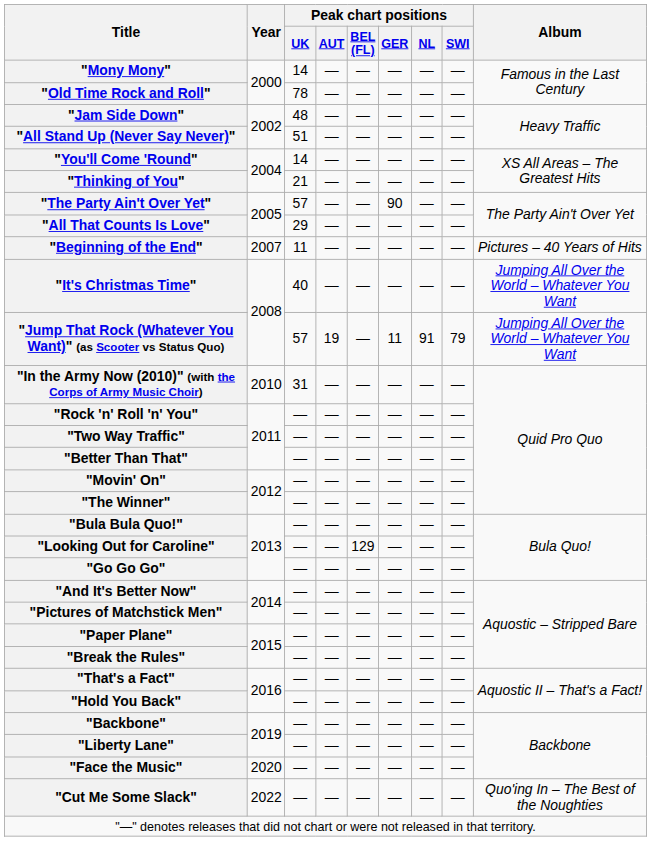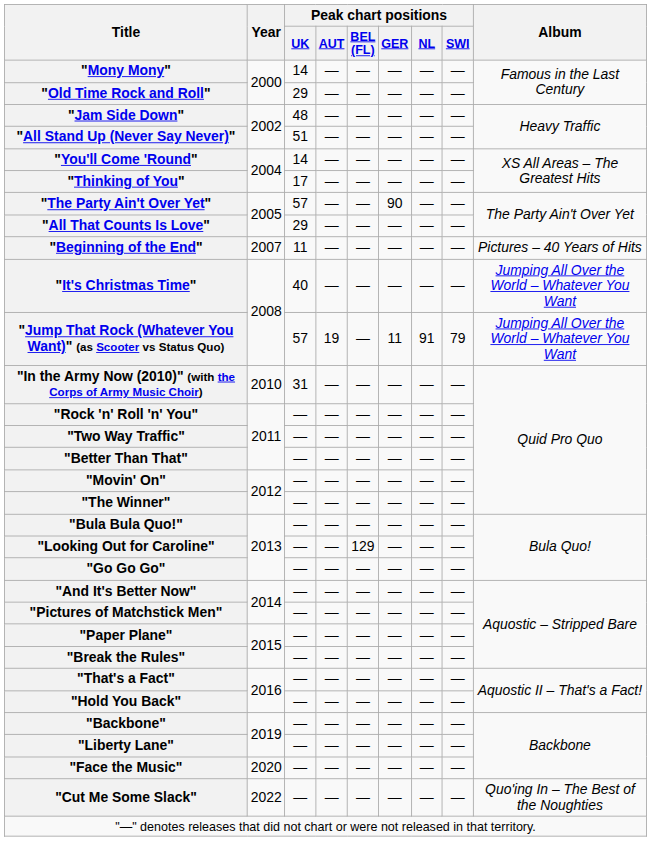(300, 93) 78 -> (300, 93) 29
(300, 181) 21 -> (300, 181) 17
